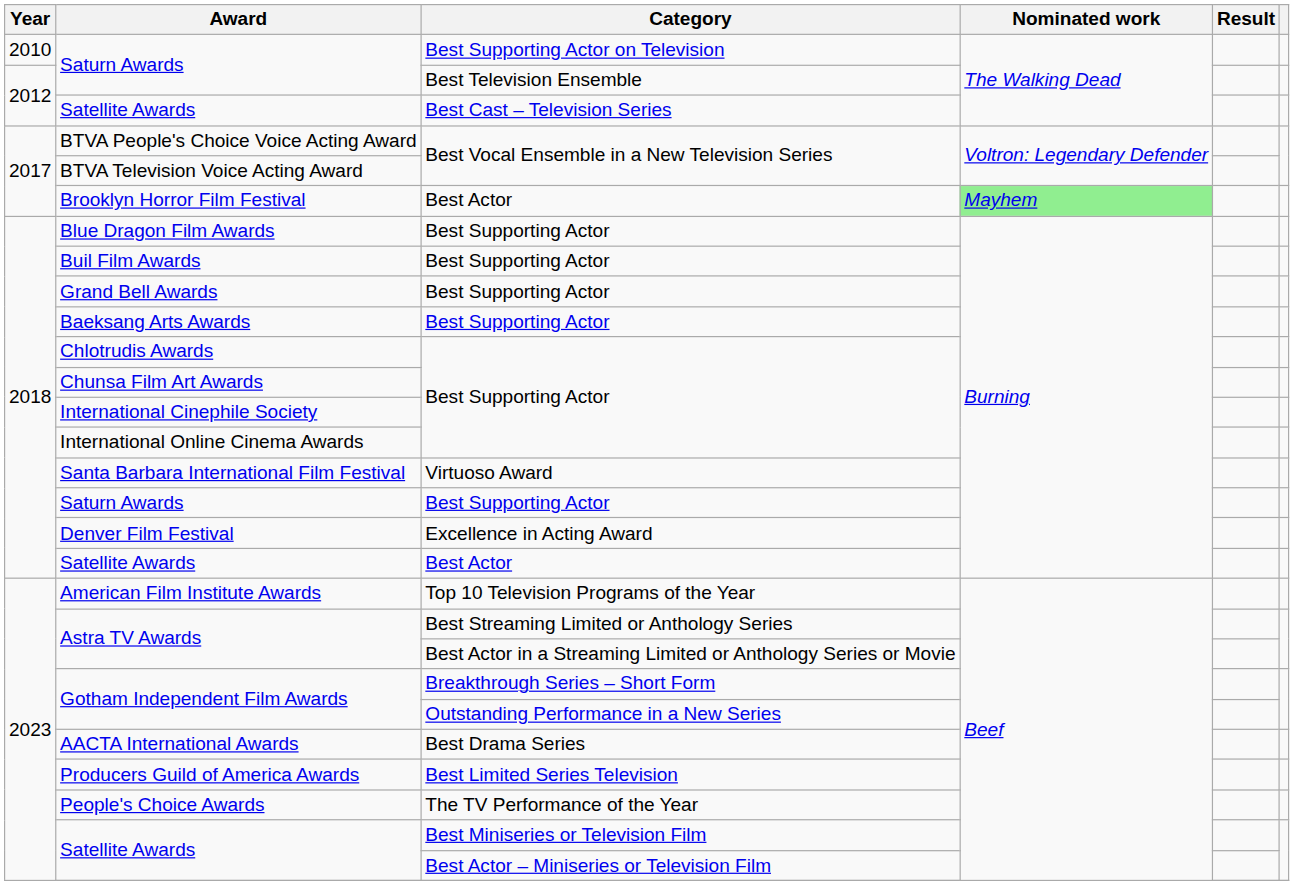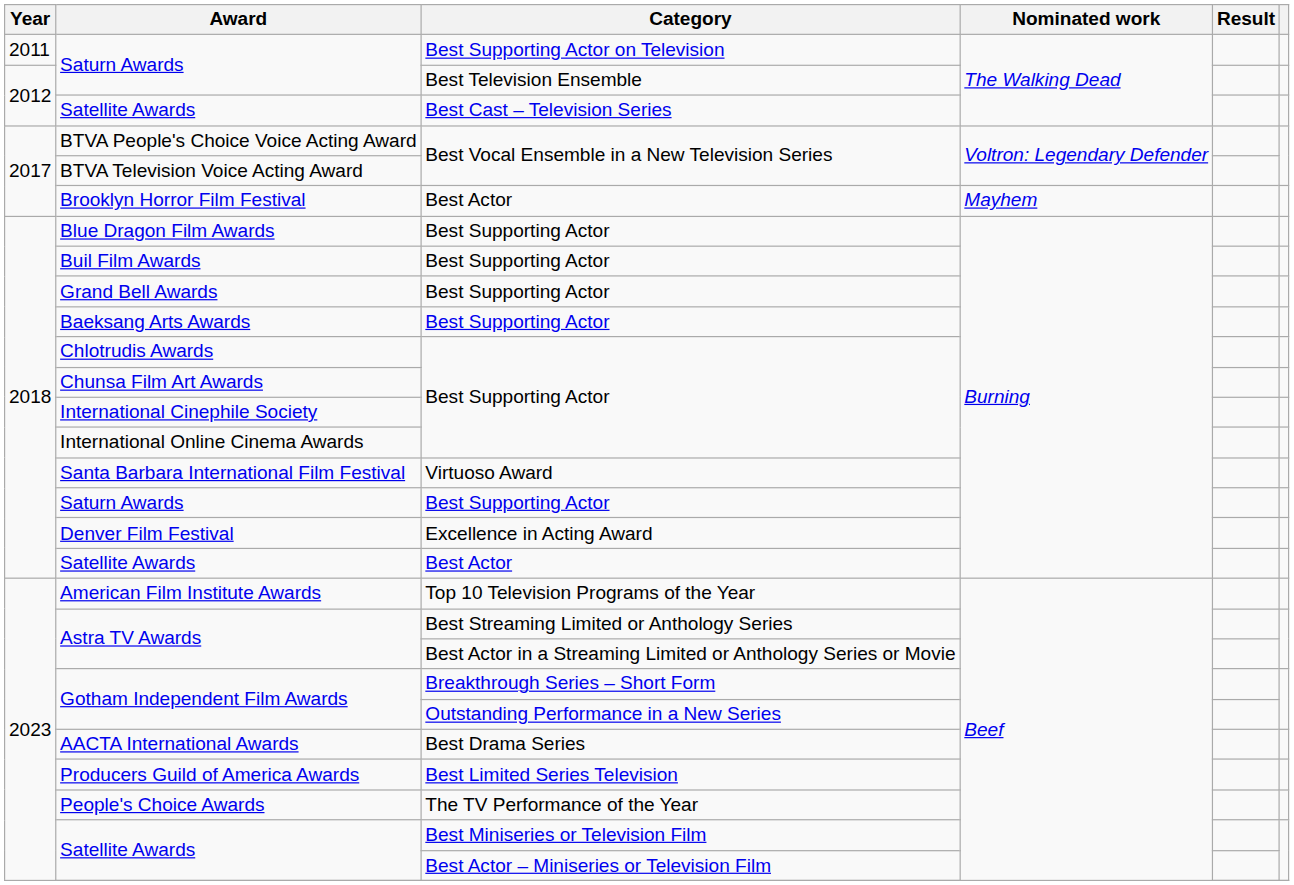(30, 49) 2010 -> (29, 49) 2011
(1001, 200) lightgreen background -> (1001, 200) no background
